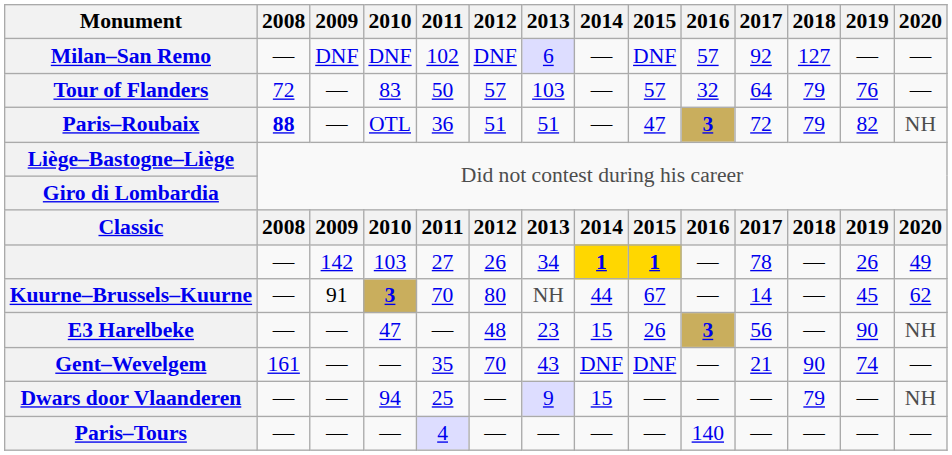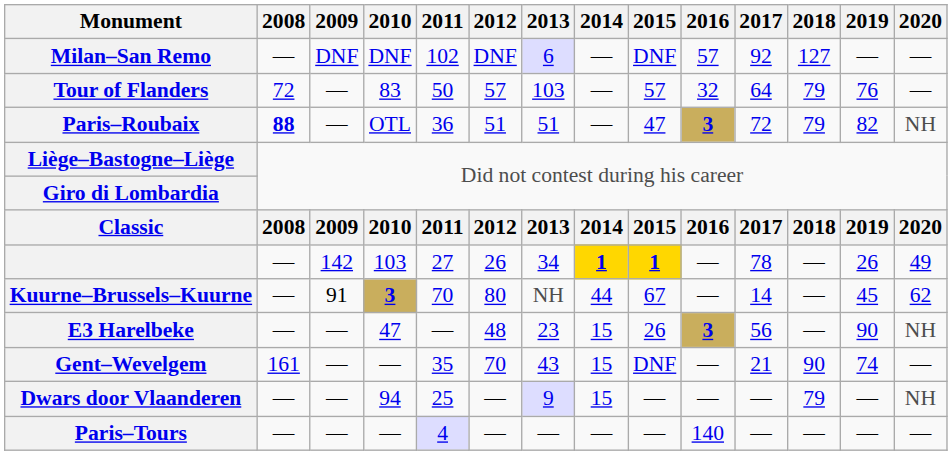(601, 364) DNF -> (601, 364) 15
